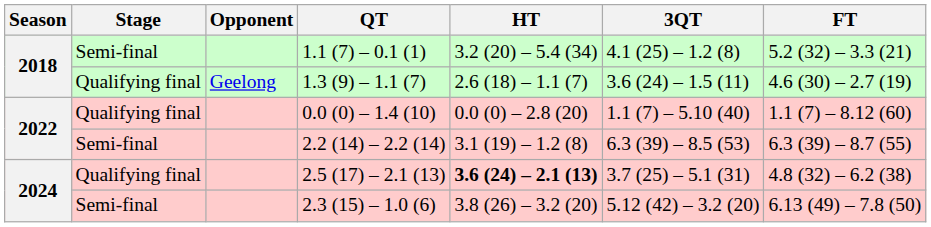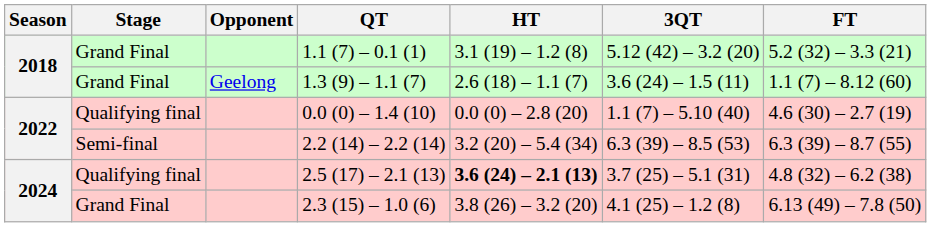(117, 50) Semi-final -> (122, 50) Grand Final
(526, 50) 3.2 (20) – 5.4 (34) -> (521, 50) 3.1 (19) – 1.2 (8)
(673, 50) 4.1 (25) – 1.2 (8) -> (683, 50) 5.12 (42) – 3.2 (20)
(138, 81) Qualifying final -> (122, 81) Grand Final
(840, 81) 4.6 (30) – 2.7 (19) -> (840, 81) 1.1 (7) – 8.12 (60)
(840, 112) 1.1 (7) – 8.12 (60) -> (840, 112) 4.6 (30) – 2.7 (19)
(521, 143) 3.1 (19) – 1.2 (8) -> (526, 143) 3.2 (20) – 5.4 (34)
(117, 205) Semi-final -> (122, 205) Grand Final
(683, 205) 5.12 (42) – 3.2 (20) -> (673, 205) 4.1 (25) – 1.2 (8)
